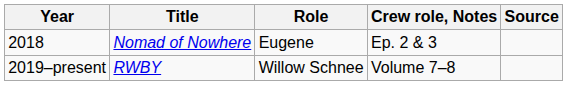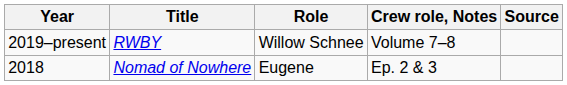rows swapped: (26, 42) <-> (57, 67)
